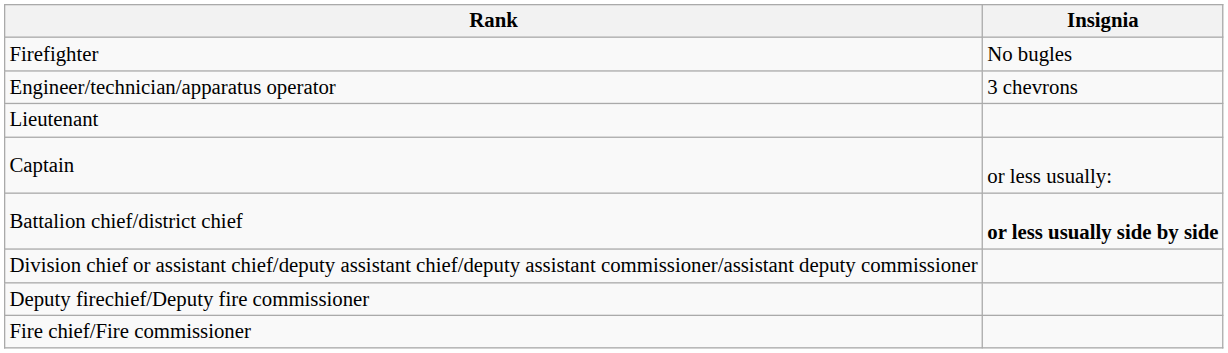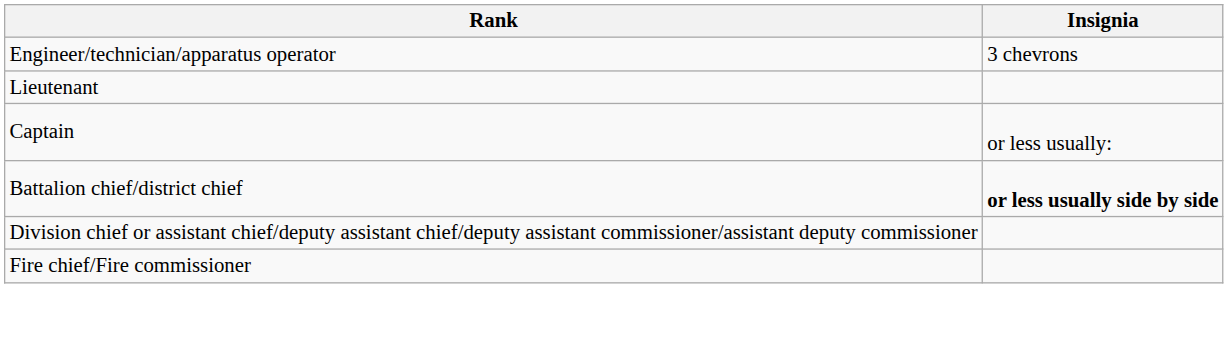- row: (54, 53)
- row: (189, 298)
